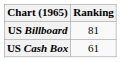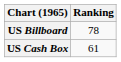(94, 30) 81 -> (94, 30) 78
